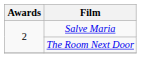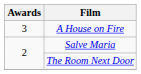+ row: (90, 28)
